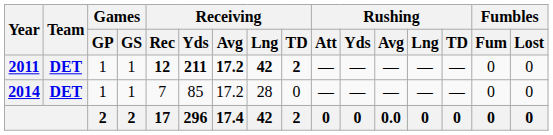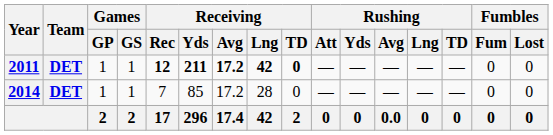(297, 67) 2 -> (297, 67) 0
